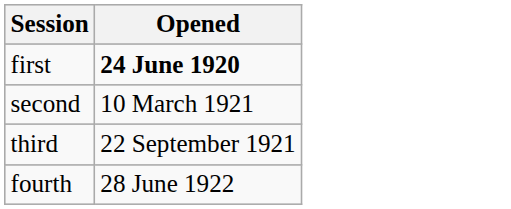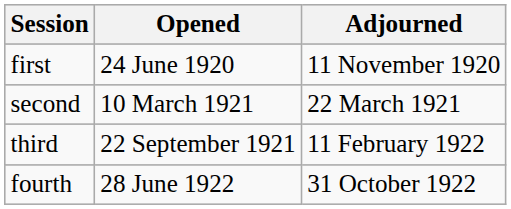+ column: (404, 24)
(170, 64) bold -> (167, 64) normal
